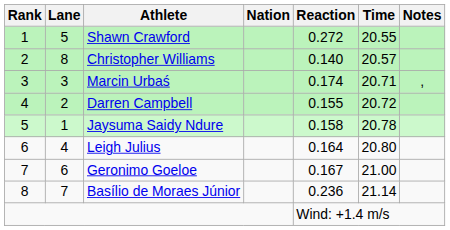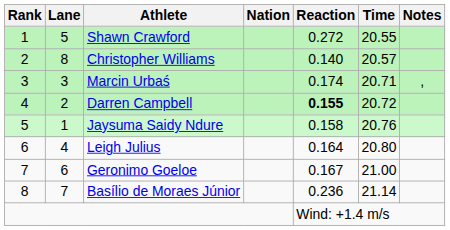(326, 103) normal -> (326, 103) bold
(379, 125) 20.78 -> (379, 125) 20.76
